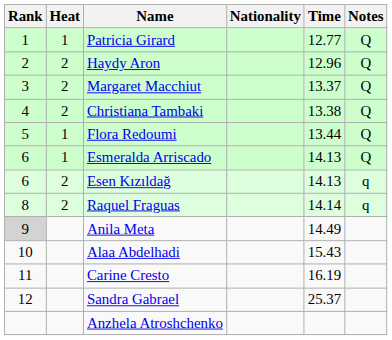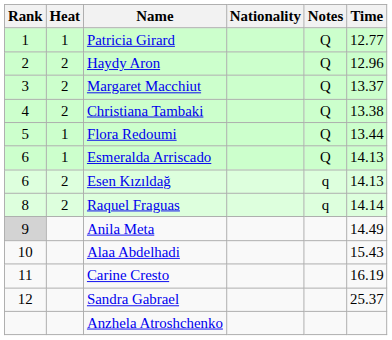columns swapped: (324, 16) <-> (366, 16)
